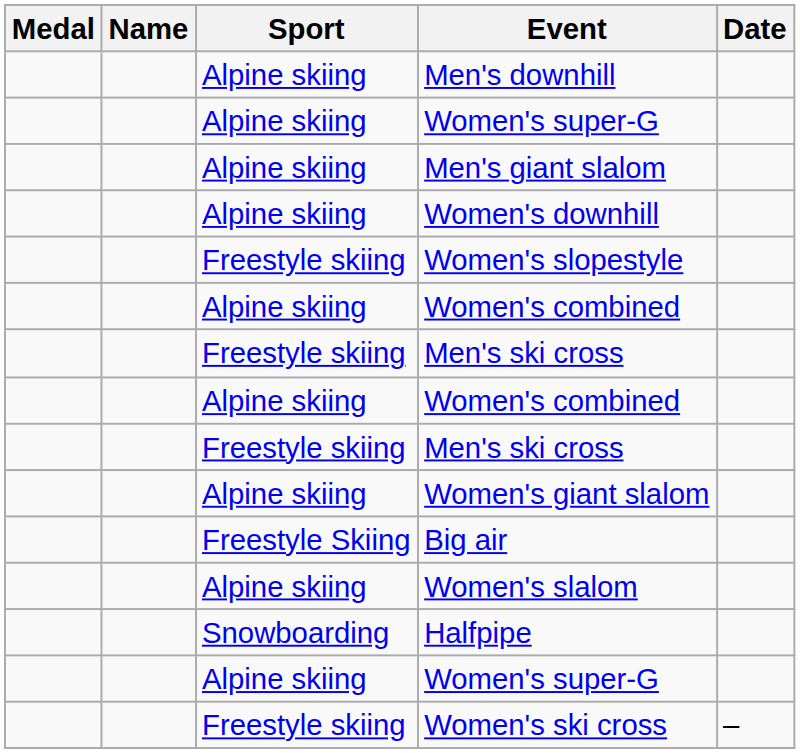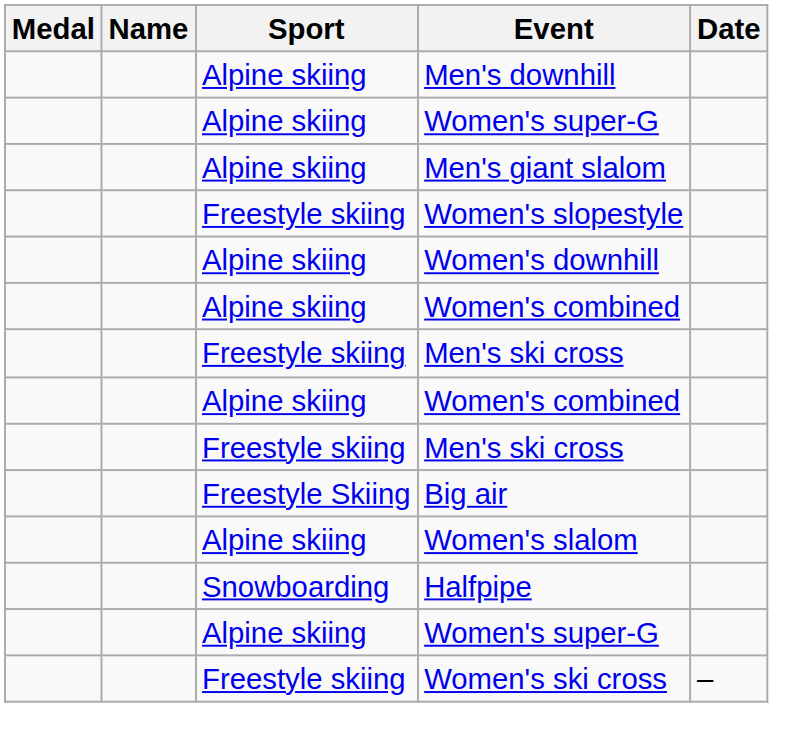rows swapped: (304, 261) <-> (284, 214)
- row: (284, 493)
